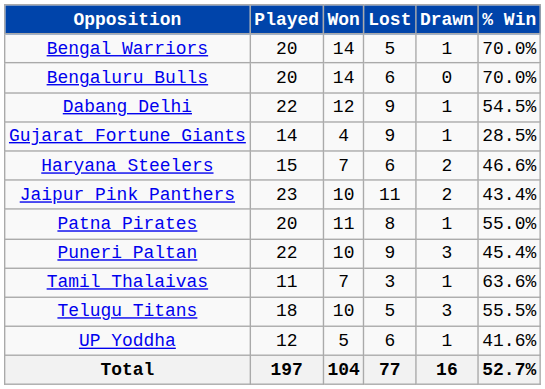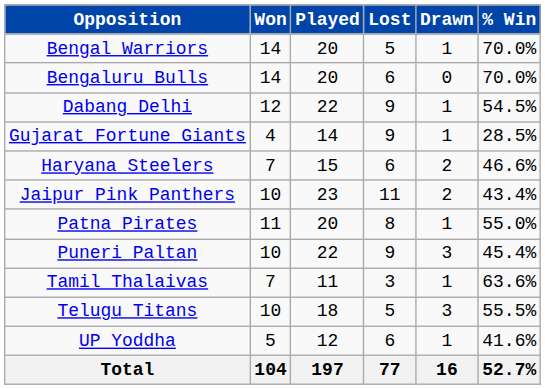columns swapped: (287, 19) <-> (344, 19)
